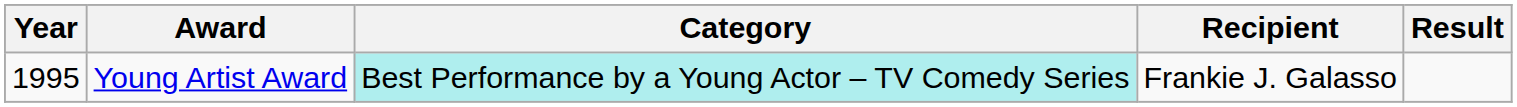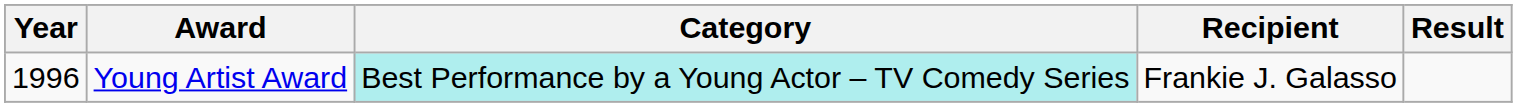(46, 76) 1995 -> (46, 76) 1996
